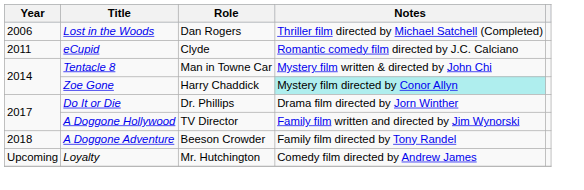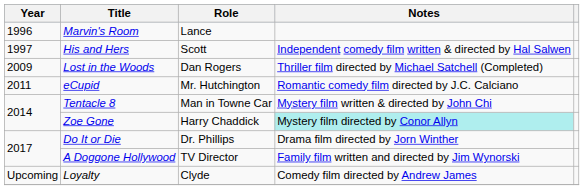+ row: (101, 31)
+ row: (96, 49)
(20, 31) 2006 -> (20, 67) 2009
(195, 49) Clyde -> (220, 85) Mr. Hutchington
- row: (119, 139)
(220, 157) Mr. Hutchington -> (195, 175) Clyde
